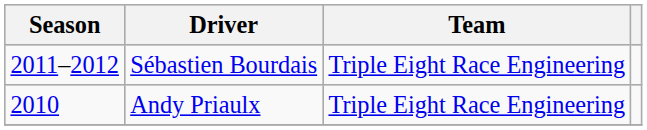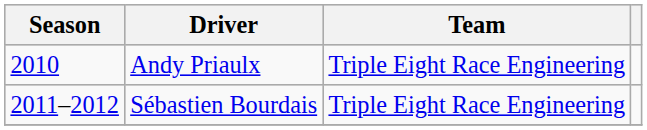rows swapped: (195, 104) <-> (224, 64)
